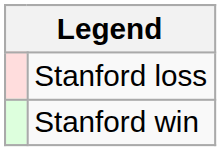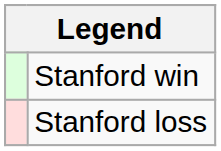rows swapped: (117, 123) <-> (121, 76)
